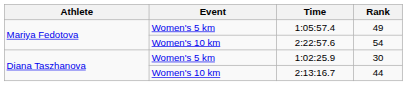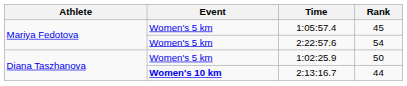(378, 28) 49 -> (378, 28) 45
(186, 43) Women's 10 km -> (181, 43) Women's 5 km
(378, 58) 30 -> (378, 58) 50
(186, 73) normal -> (185, 73) bold
